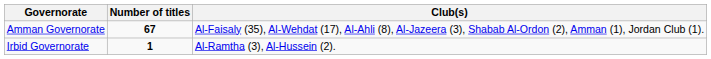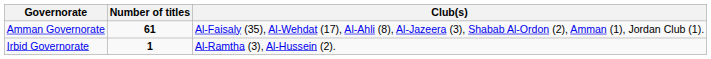(150, 29) 67 -> (150, 29) 61
